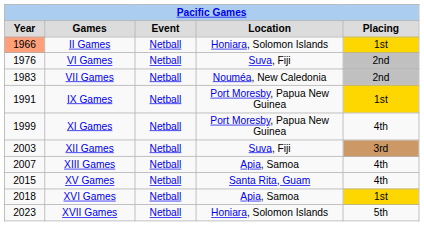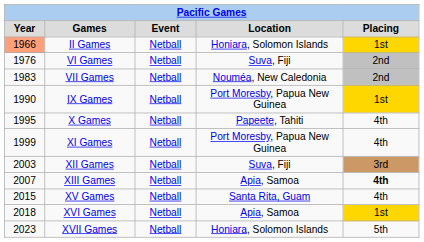(24, 99) 1991 -> (24, 99) 1990
+ row: (90, 121)
(381, 165) normal -> (381, 181) bold
